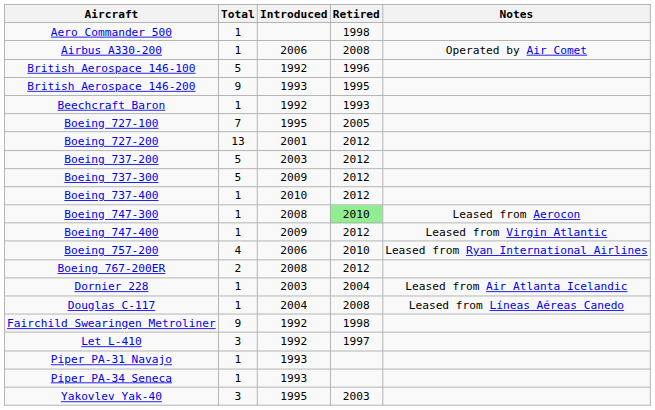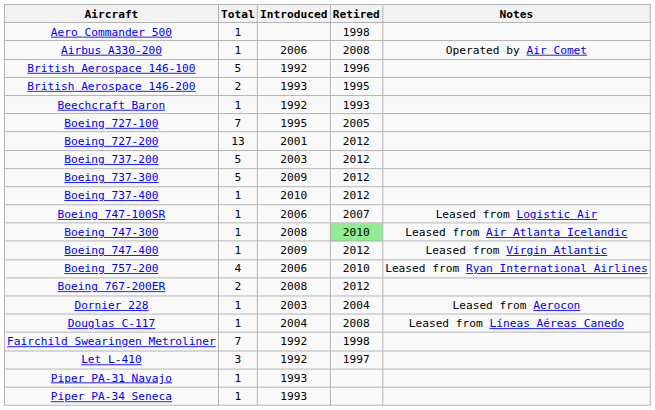(238, 86) 9 -> (238, 86) 2
+ row: (111, 214)
(516, 214) Leased from Aerocon -> (516, 232) Leased from Air Atlanta Icelandic
(516, 287) Leased from Air Atlanta Icelandic -> (516, 305) Leased from Aerocon
(238, 323) 9 -> (238, 342) 7
- row: (111, 396)
